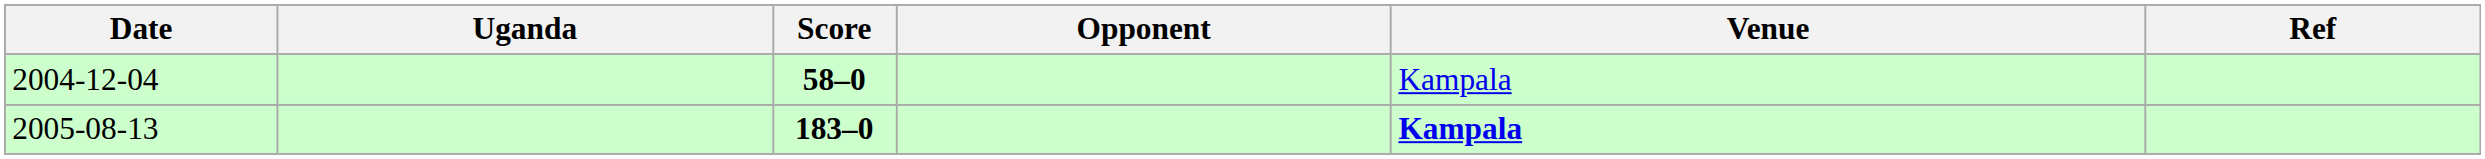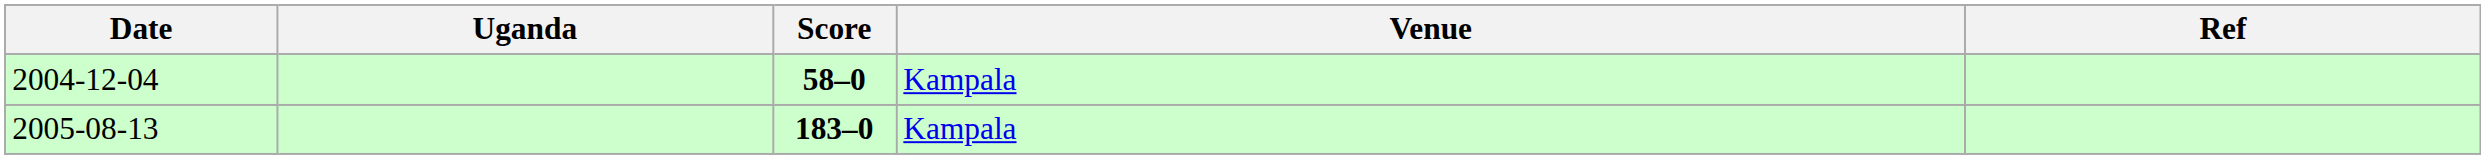- column: (1144, 29)
(1460, 128) bold -> (960, 128) normal
